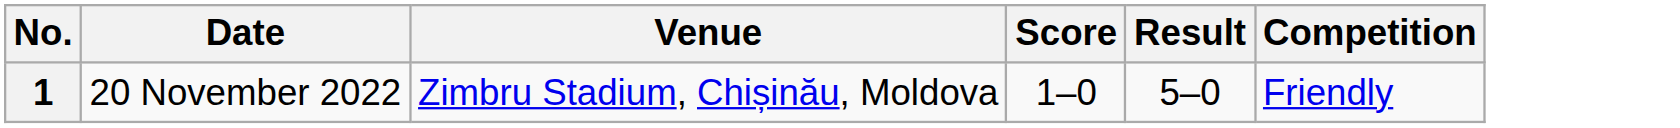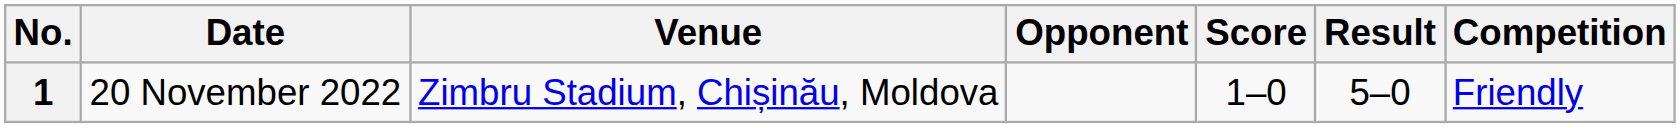+ column: (1102, 33)
